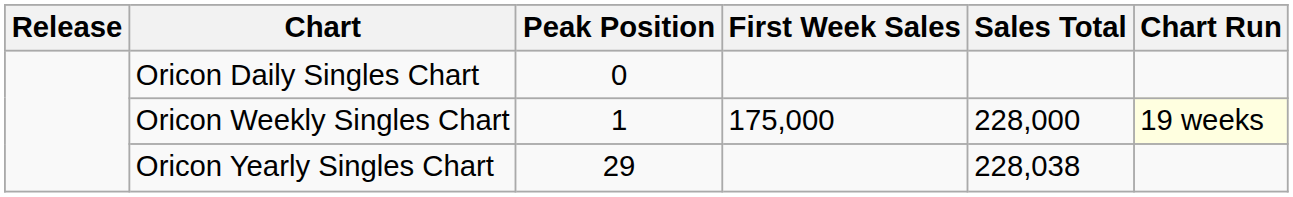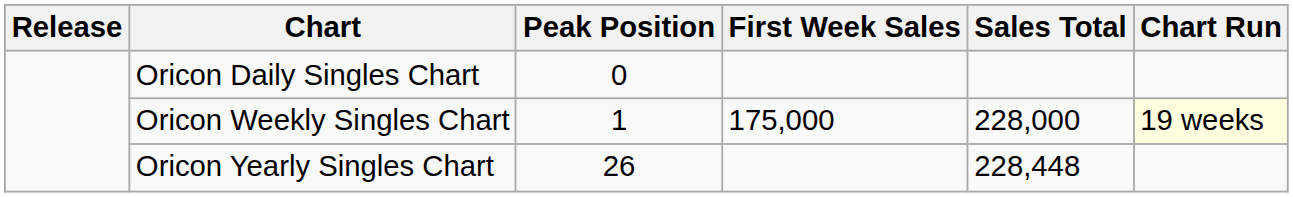(619, 167) 29 -> (619, 167) 26
(1027, 167) 228,038 -> (1027, 167) 228,448
